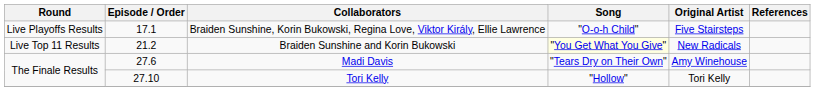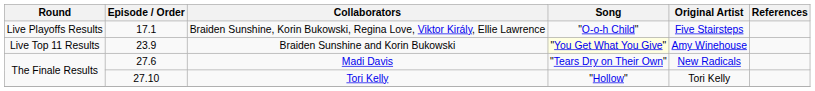(146, 46) 21.2 -> (146, 46) 23.9
(709, 46) New Radicals -> (709, 46) Amy Winehouse
(709, 62) Amy Winehouse -> (709, 62) New Radicals
